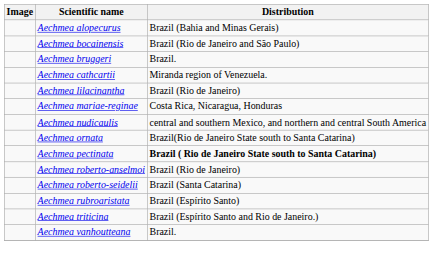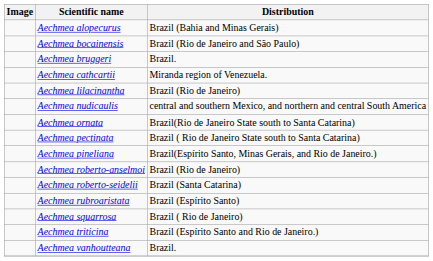- row: (88, 106)
(263, 153) bold -> (255, 138) normal
+ row: (76, 153)
+ row: (77, 216)
